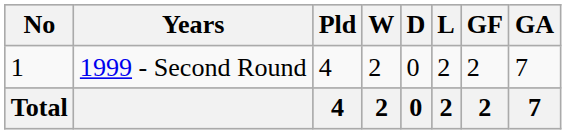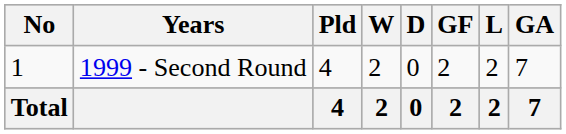columns swapped: (446, 25) <-> (485, 25)
